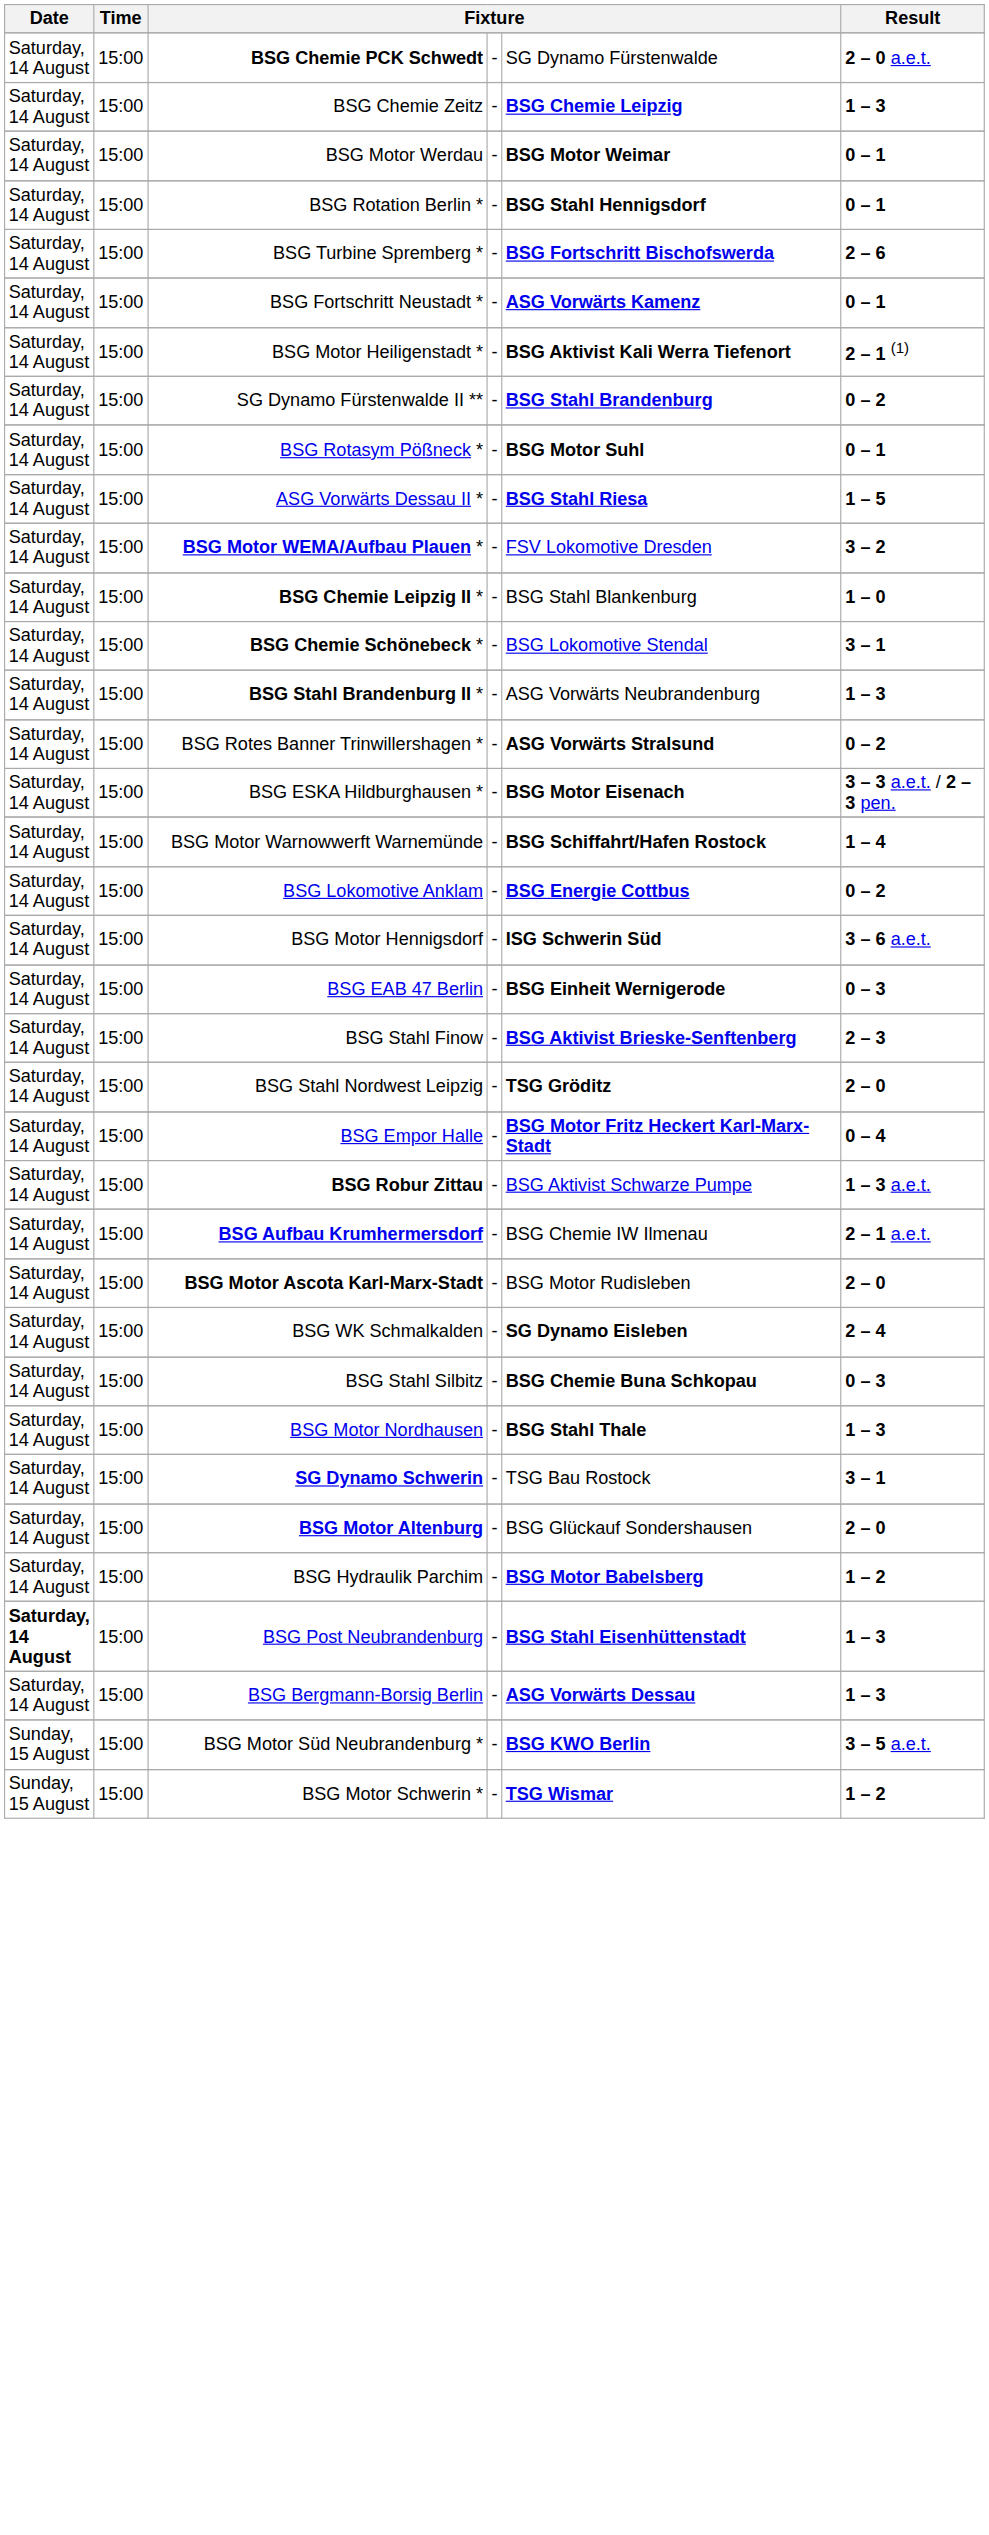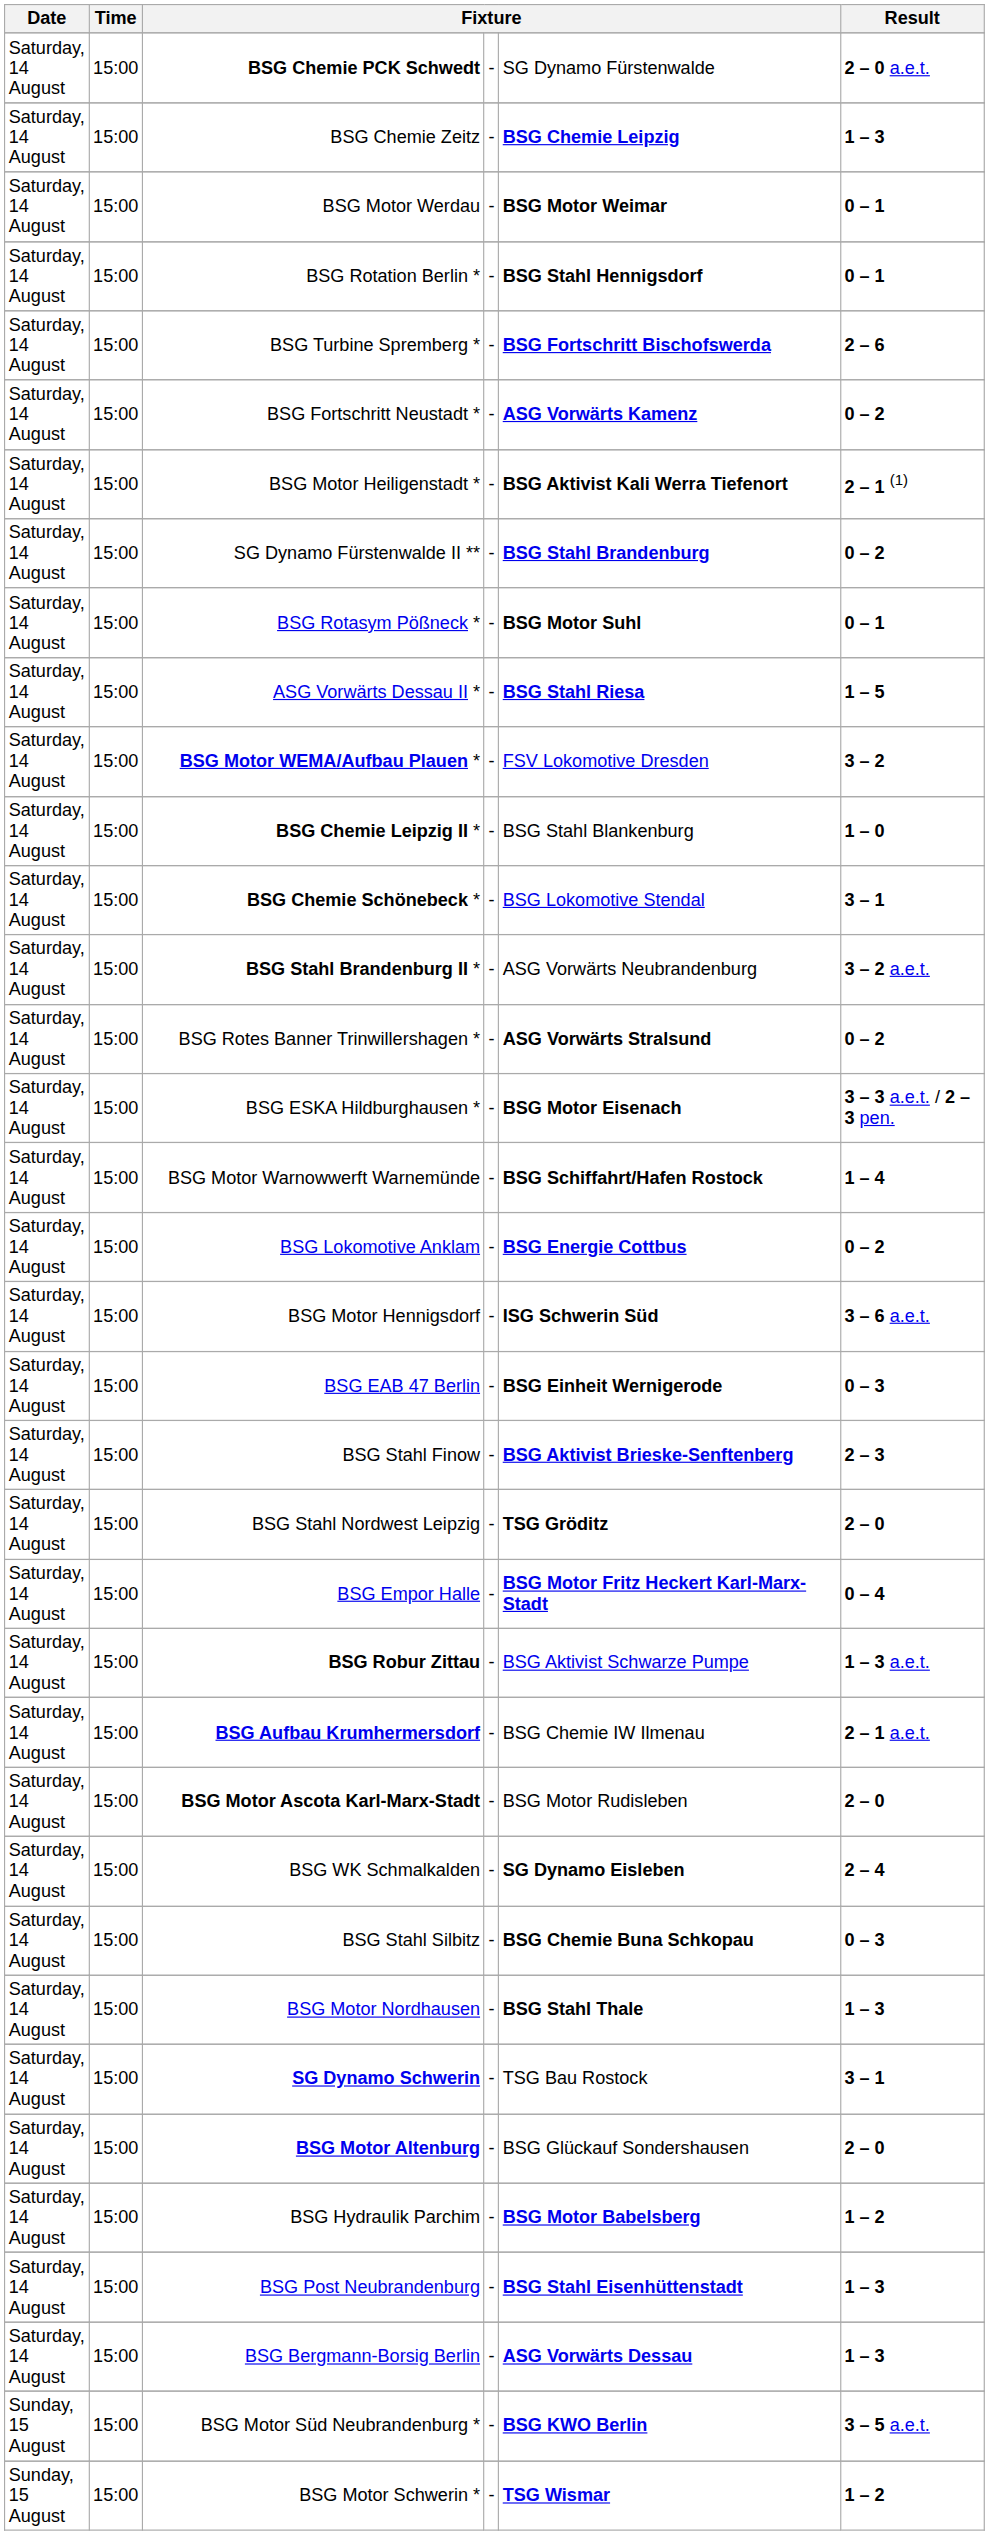(865, 302) 0 – 1 -> (865, 414) 0 – 2
(865, 694) 1 – 3 -> (887, 969) 3 – 2 a.e.t.
(49, 1636) bold -> (47, 2287) normal
